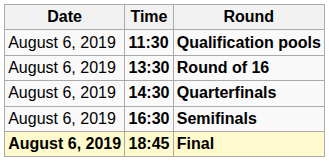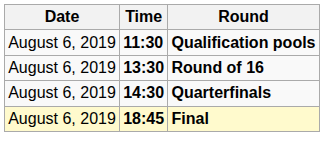- row: (217, 118)
(65, 144) bold -> (62, 118) normal
